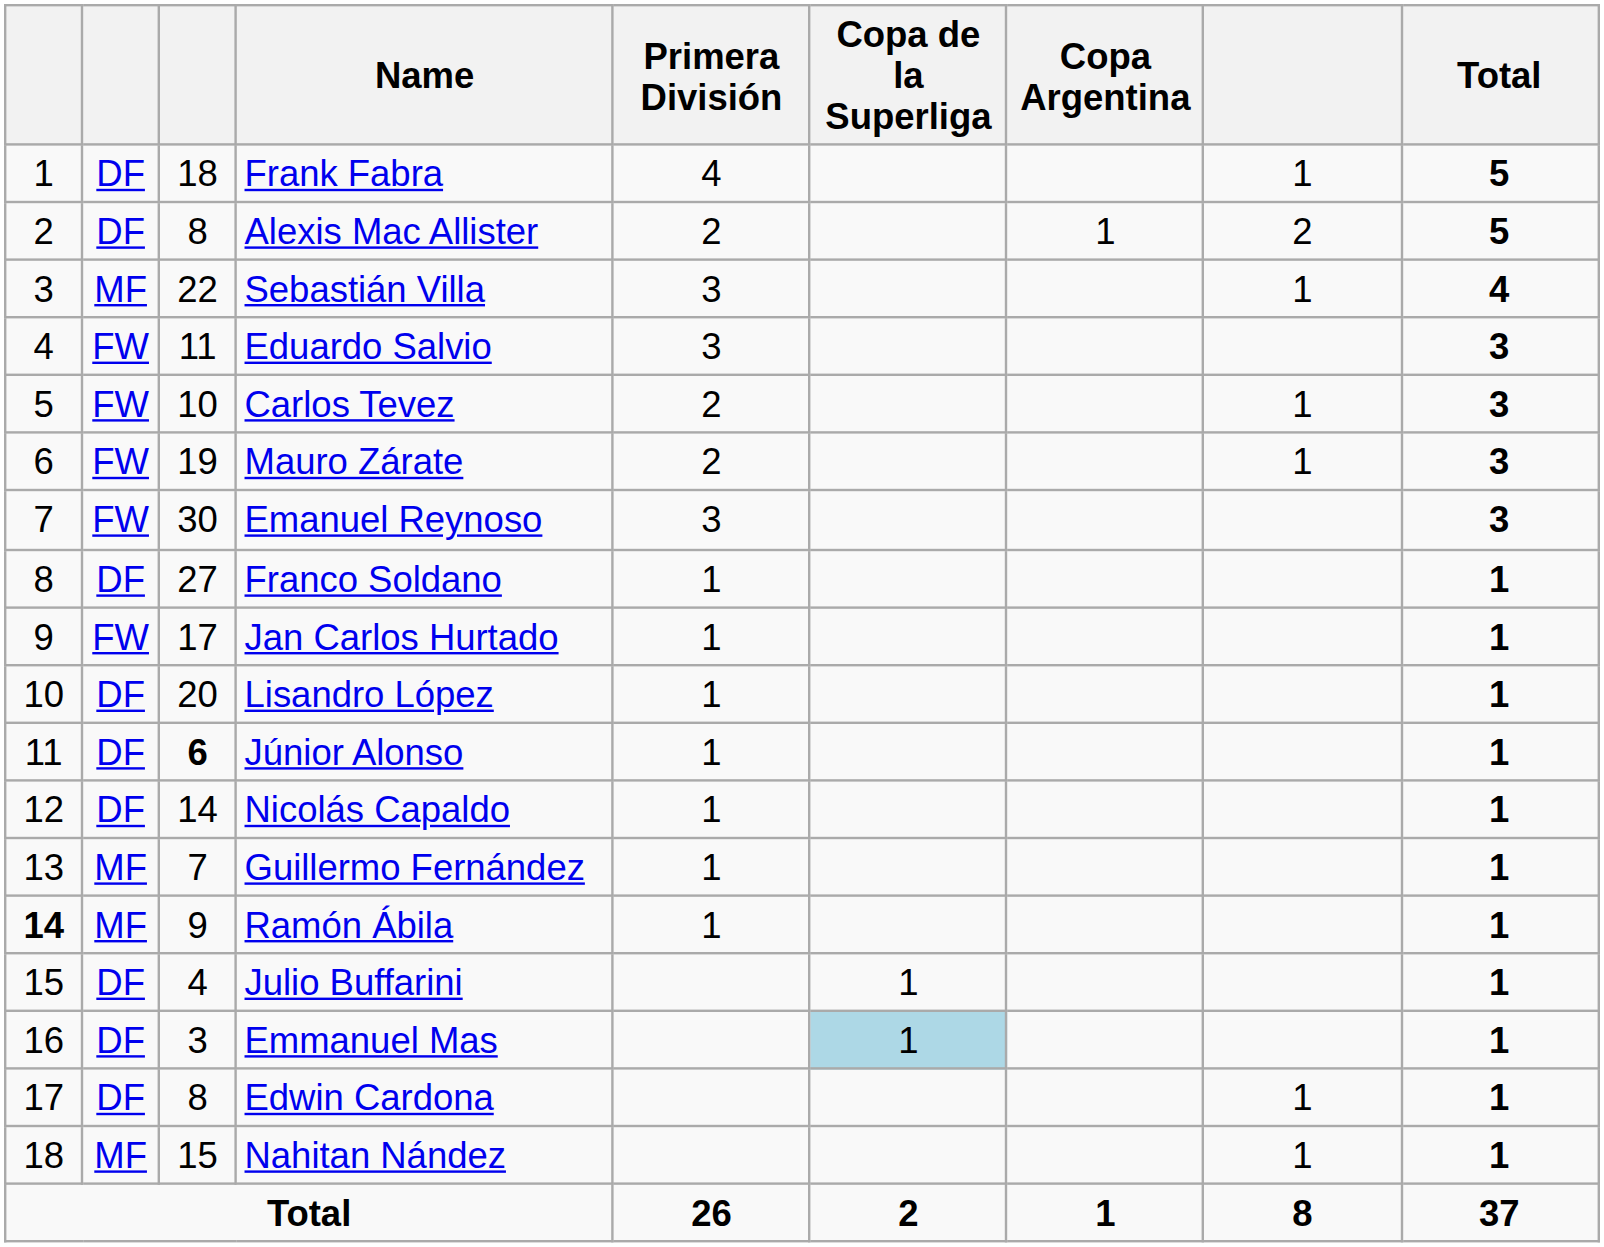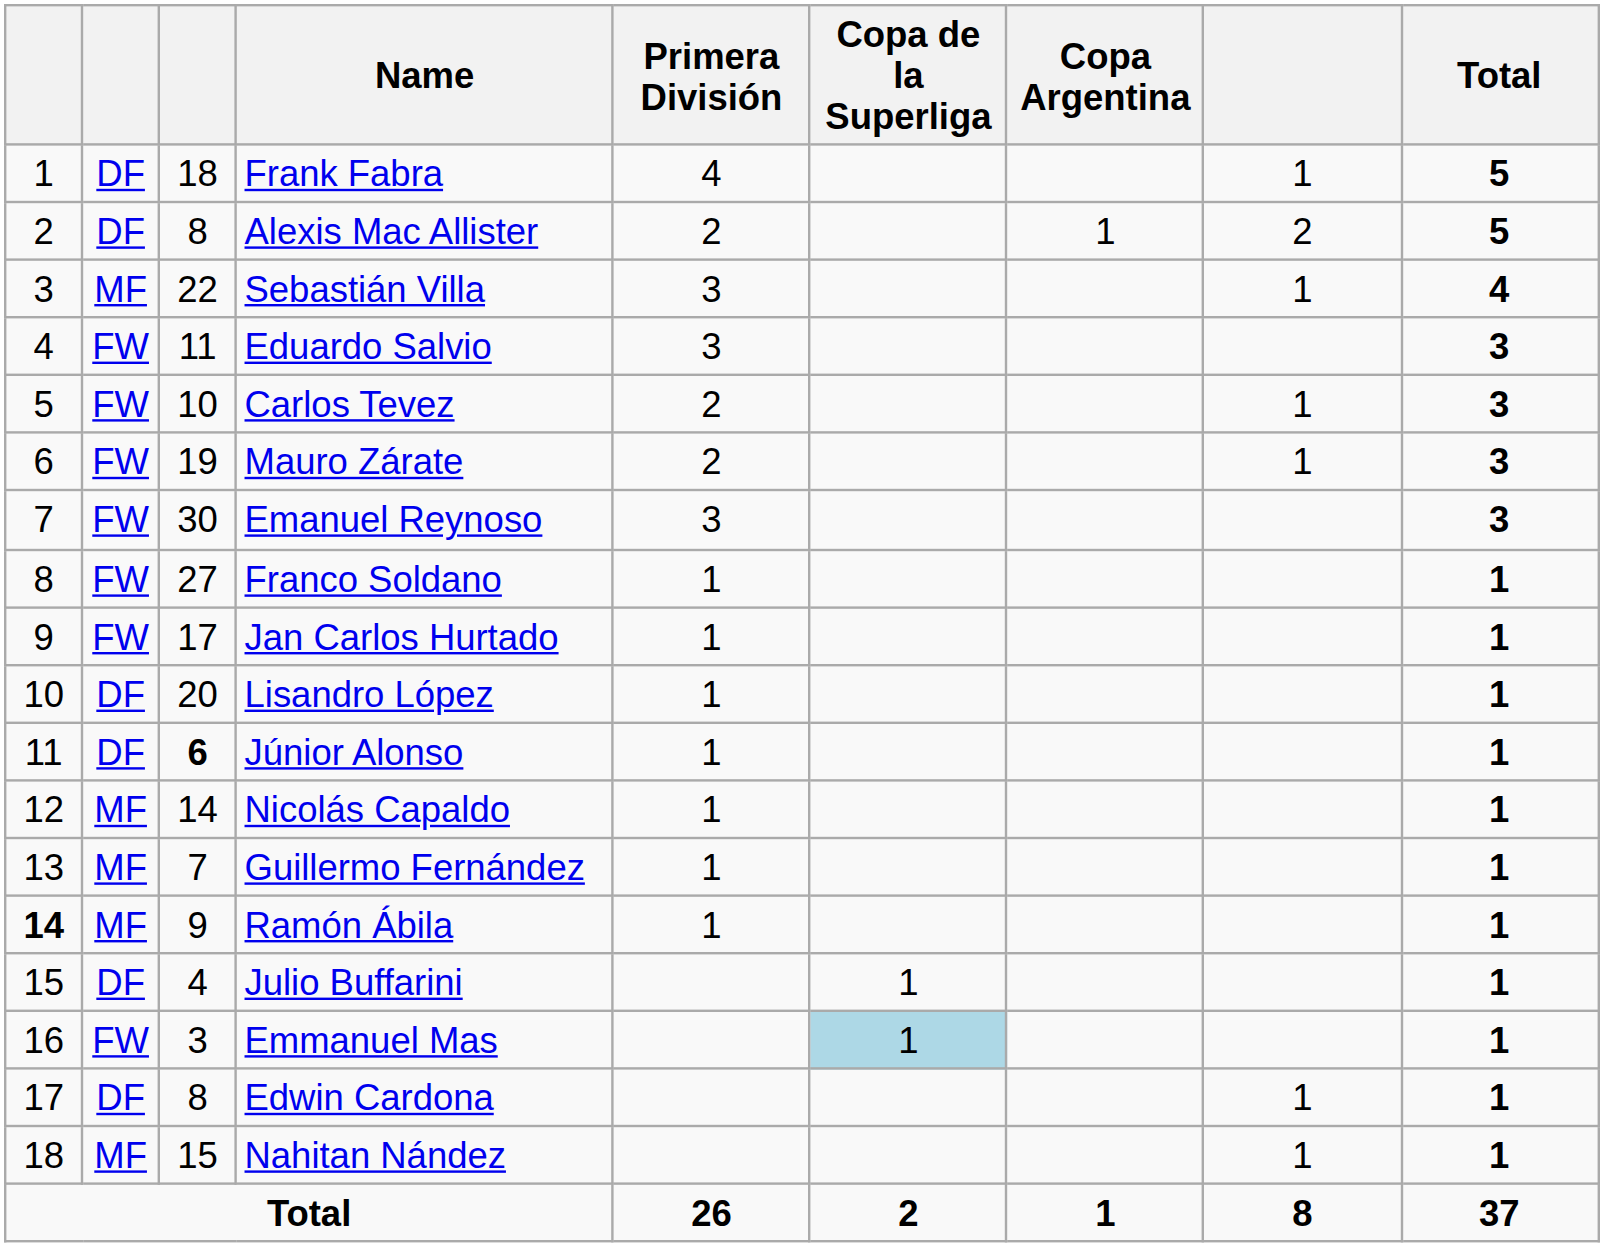(121, 578) DF -> (121, 578) FW
(121, 809) DF -> (121, 809) MF
(121, 1040) DF -> (121, 1040) FW
